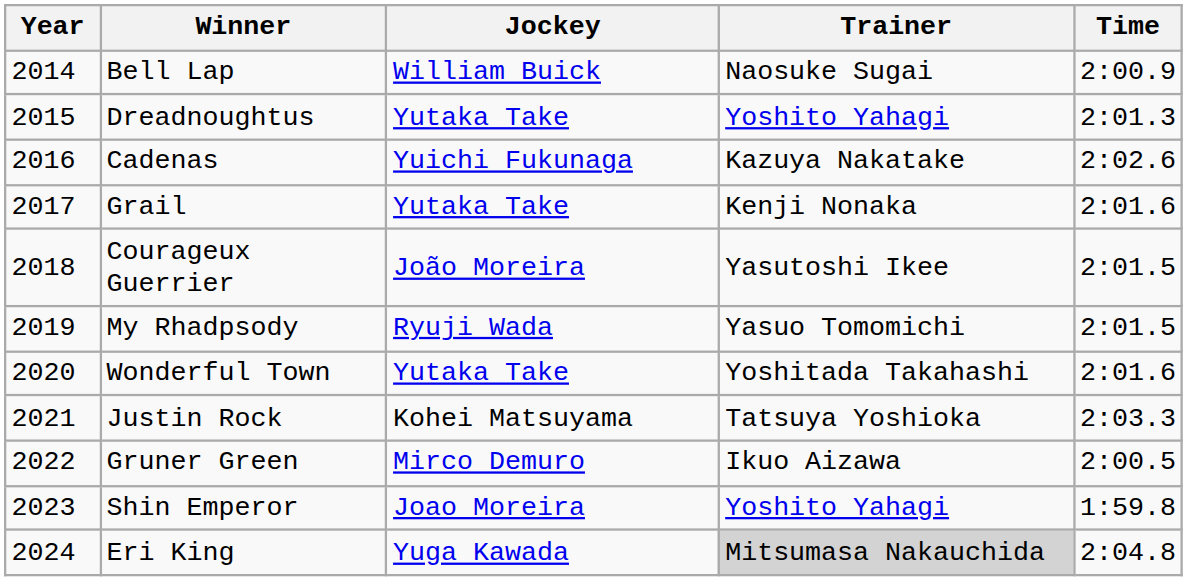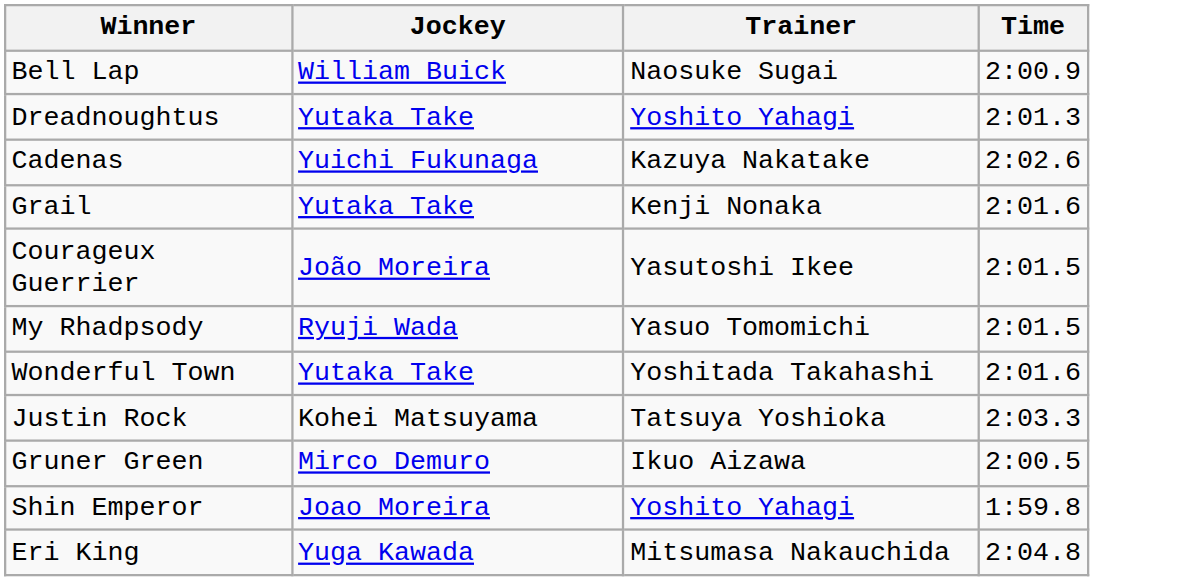- column: (53, 27)
(885, 552) lightgrey background -> (790, 552) no background
